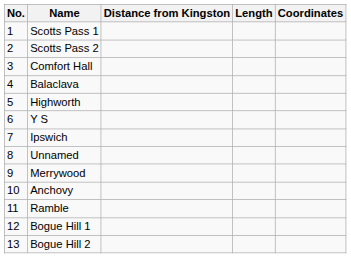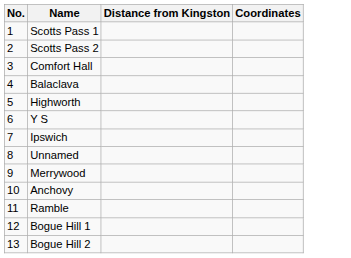- column: (254, 13)
